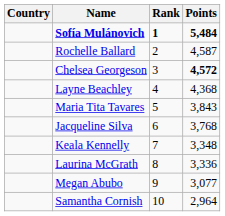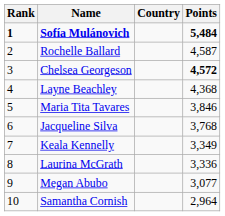columns swapped: (166, 13) <-> (28, 13)
(204, 107) 3,843 -> (204, 107) 3,846
(204, 145) 3,348 -> (204, 145) 3,349
